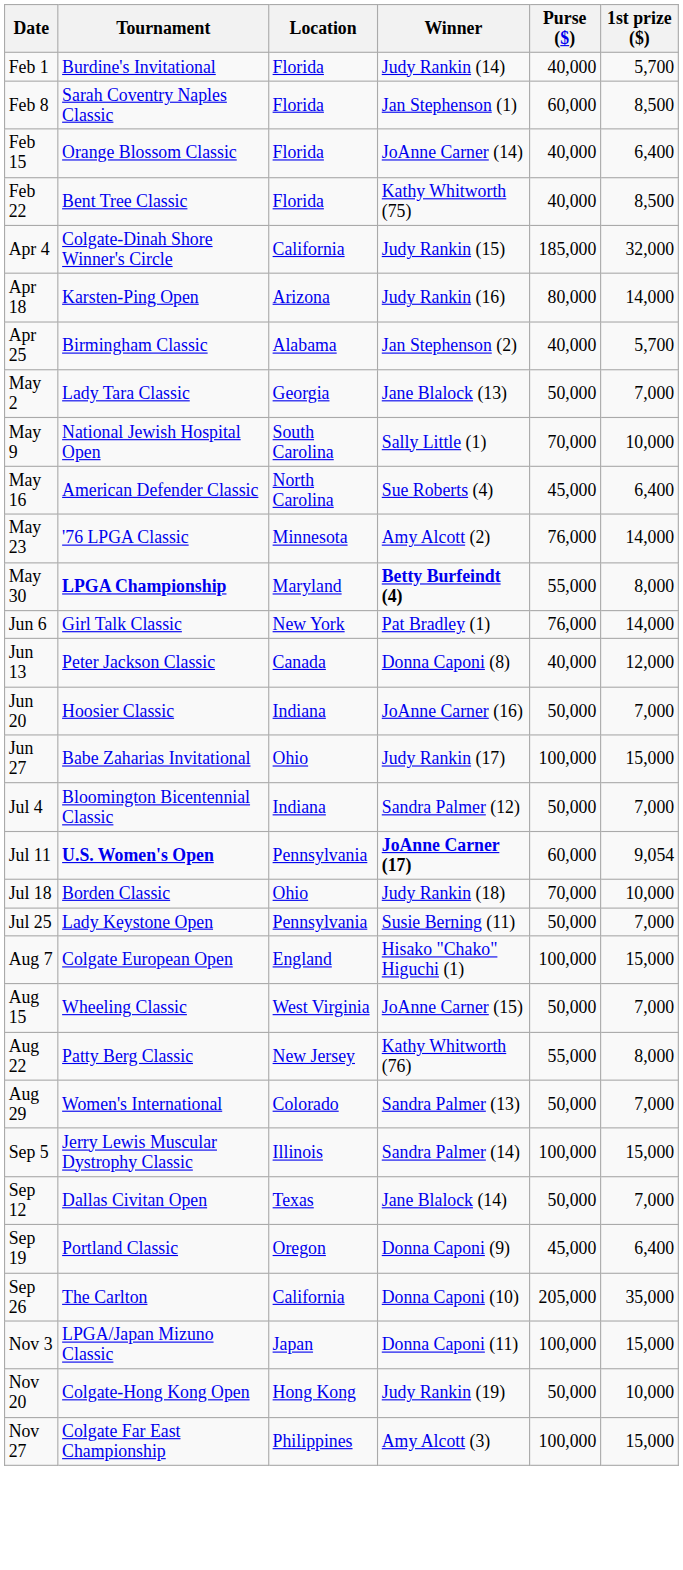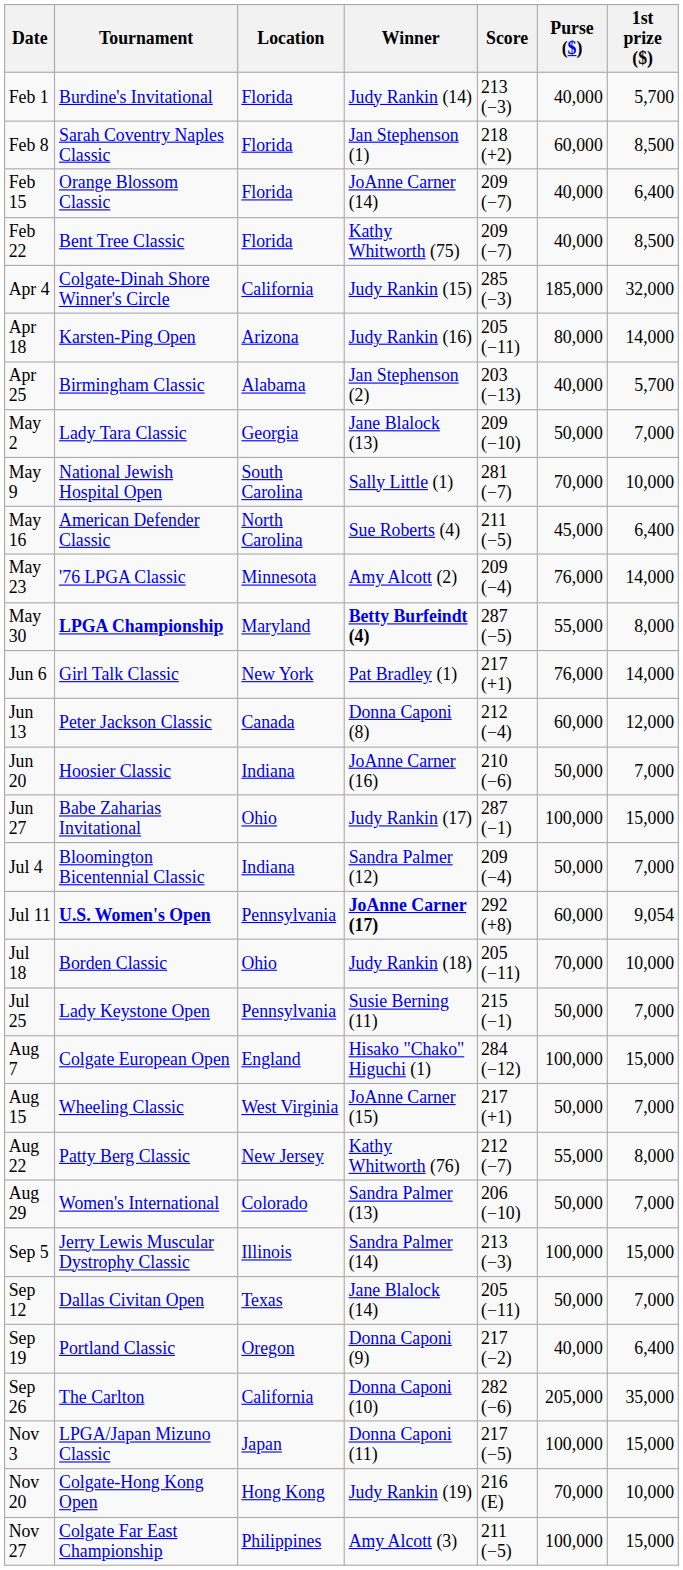+ column: (507, 38)
(572, 662) 40,000 -> (578, 722) 60,000
(572, 1248) 45,000 -> (578, 1348) 40,000
(572, 1393) 50,000 -> (578, 1492) 70,000
